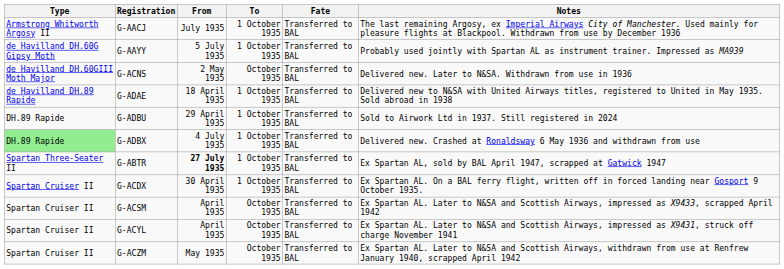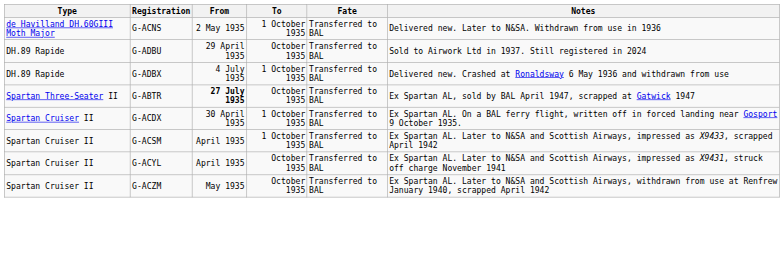- row: (132, 29)
- row: (132, 51)
(264, 74) October 1935 -> (283, 29) 1 October 1935
- row: (132, 96)
(259, 118) 1 October 1935 -> (288, 51) October 1935
(35, 141) lightgreen background -> (35, 74) no background
(259, 163) 1 October 1935 -> (288, 96) October 1935
(264, 208) October 1935 -> (283, 141) 1 October 1935
